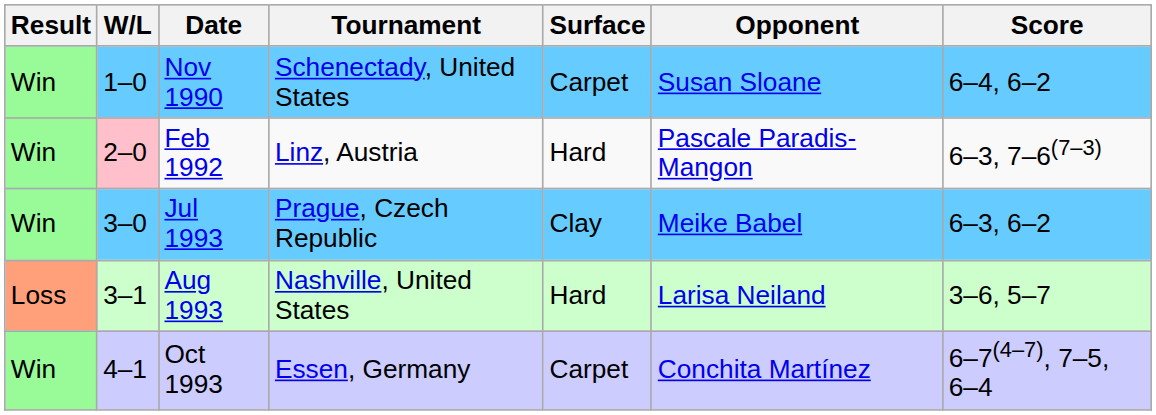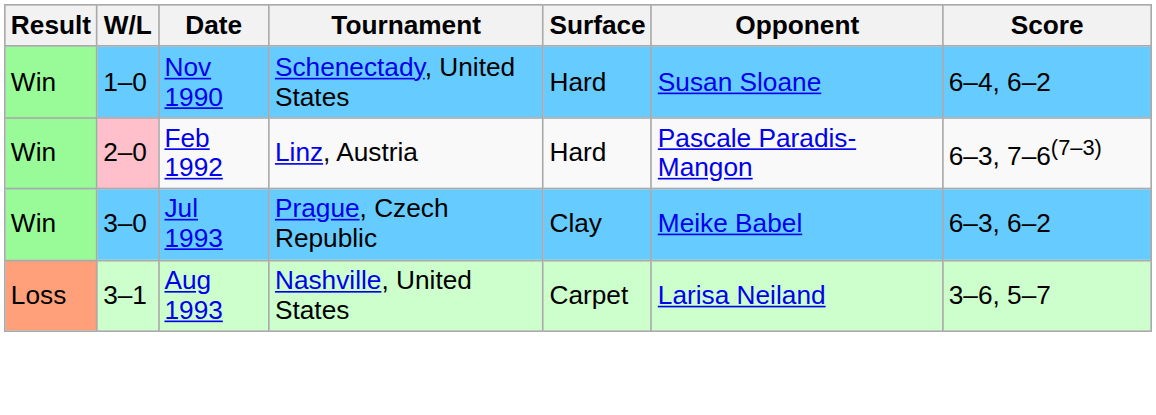(589, 81) Carpet -> (578, 81) Hard
(578, 295) Hard -> (589, 295) Carpet
- row: (194, 369)
